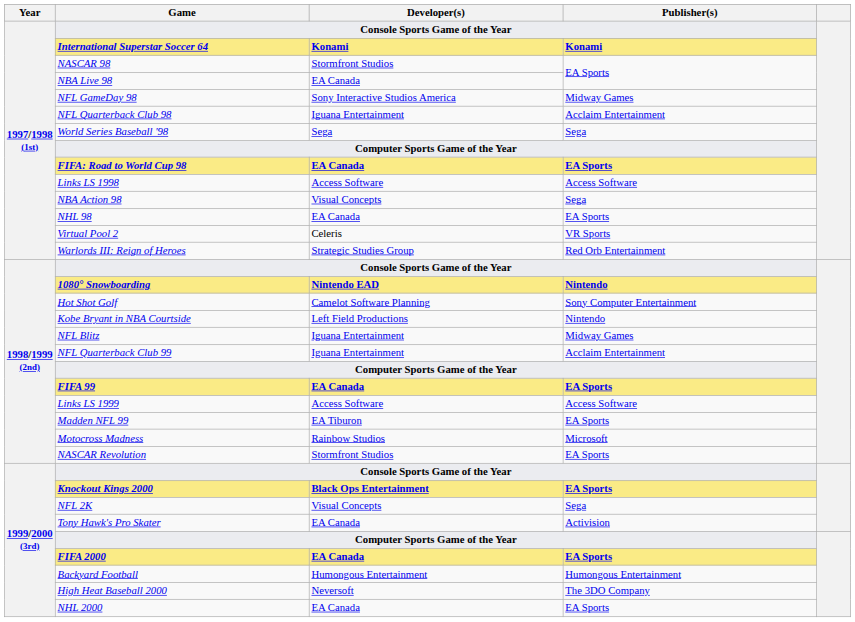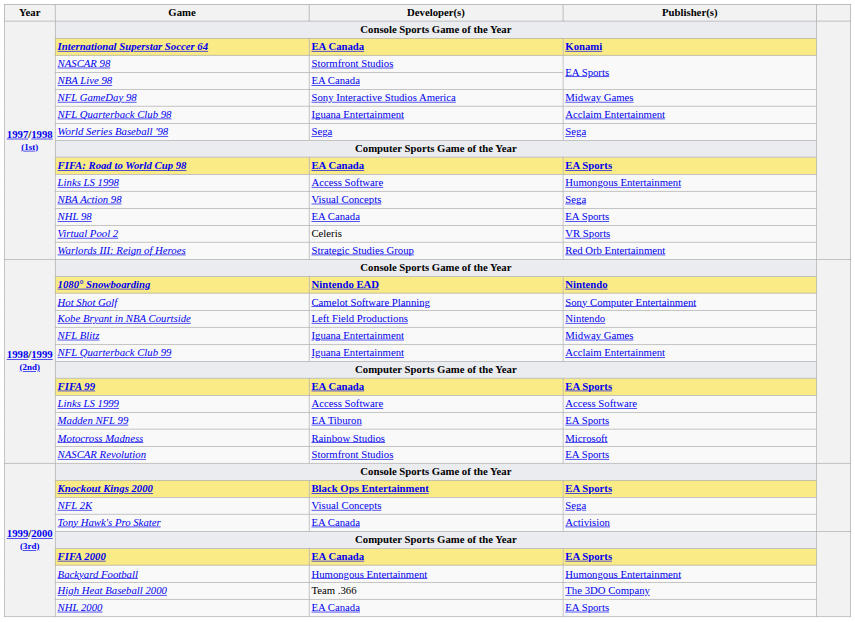(330, 47) Konami -> (338, 47) EA Canada
(601, 183) Access Software -> (623, 183) Humongous Entertainment
(333, 591) Neversoft -> (334, 591) Team .366
